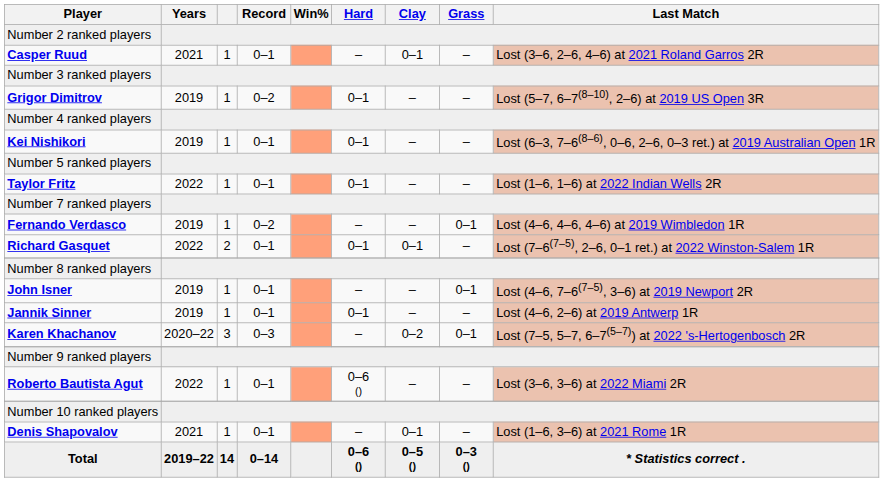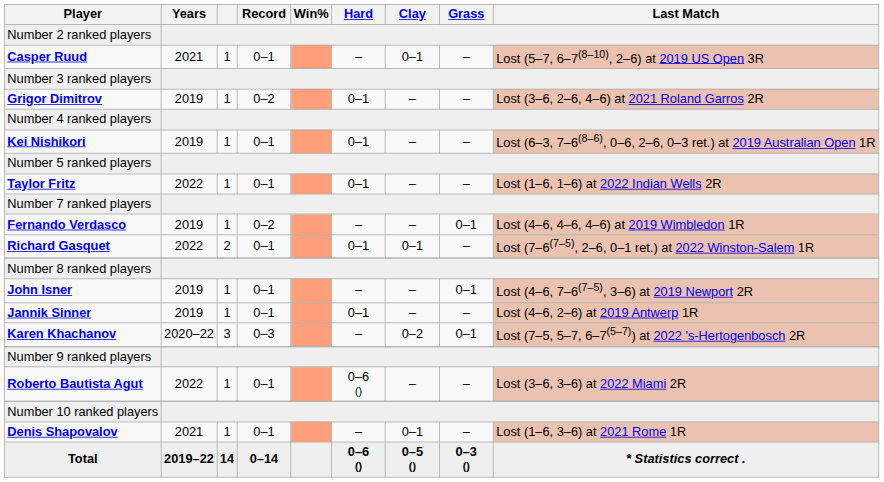(630, 55) Lost (3–6, 2–6, 4–6) at 2021 Roland Garros 2R -> (630, 56) Lost (5–7, 6–7(8–10), 2–6) at 2019 US Open 3R
(630, 97) Lost (5–7, 6–7(8–10), 2–6) at 2019 US Open 3R -> (630, 99) Lost (3–6, 2–6, 4–6) at 2021 Roland Garros 2R
